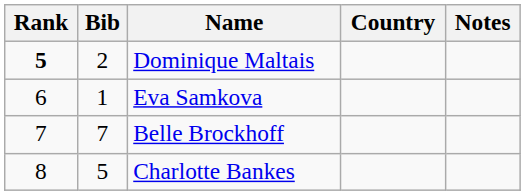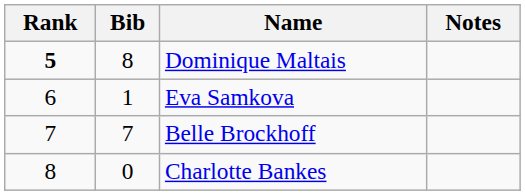- column: (393, 23)
(102, 60) 2 -> (128, 60) 8
(102, 171) 5 -> (128, 171) 0
